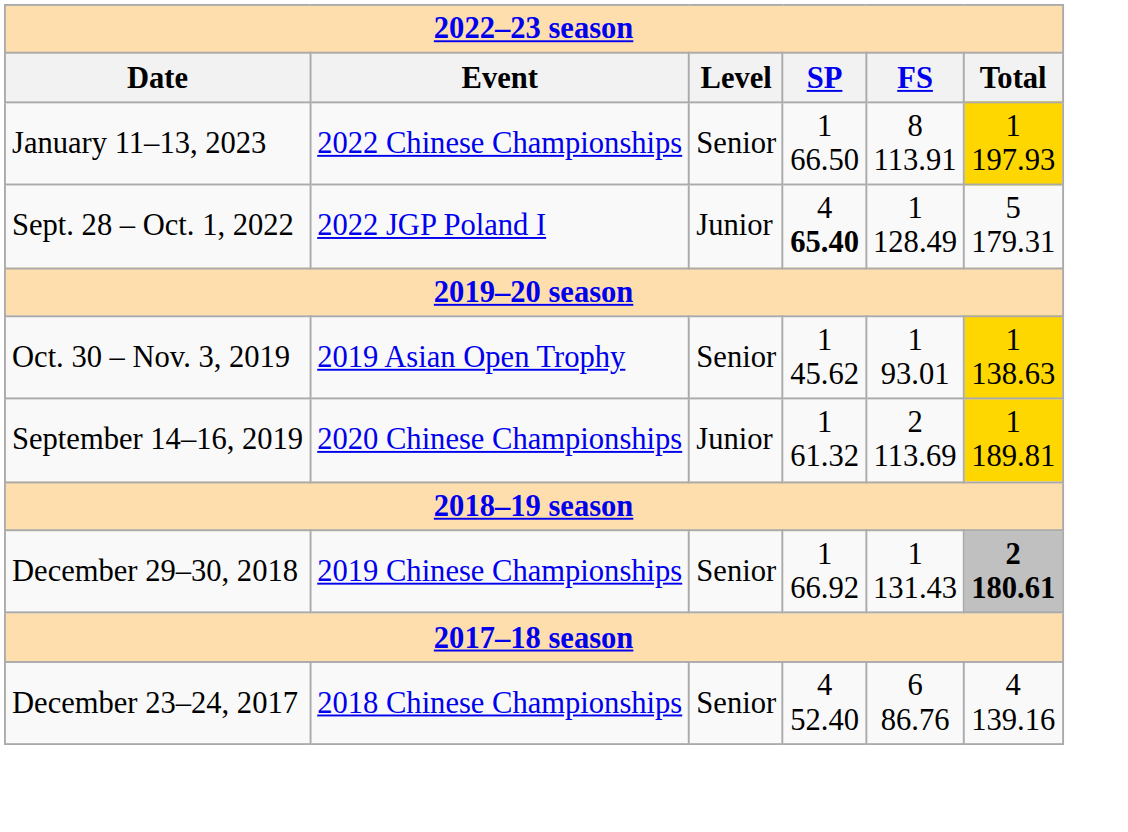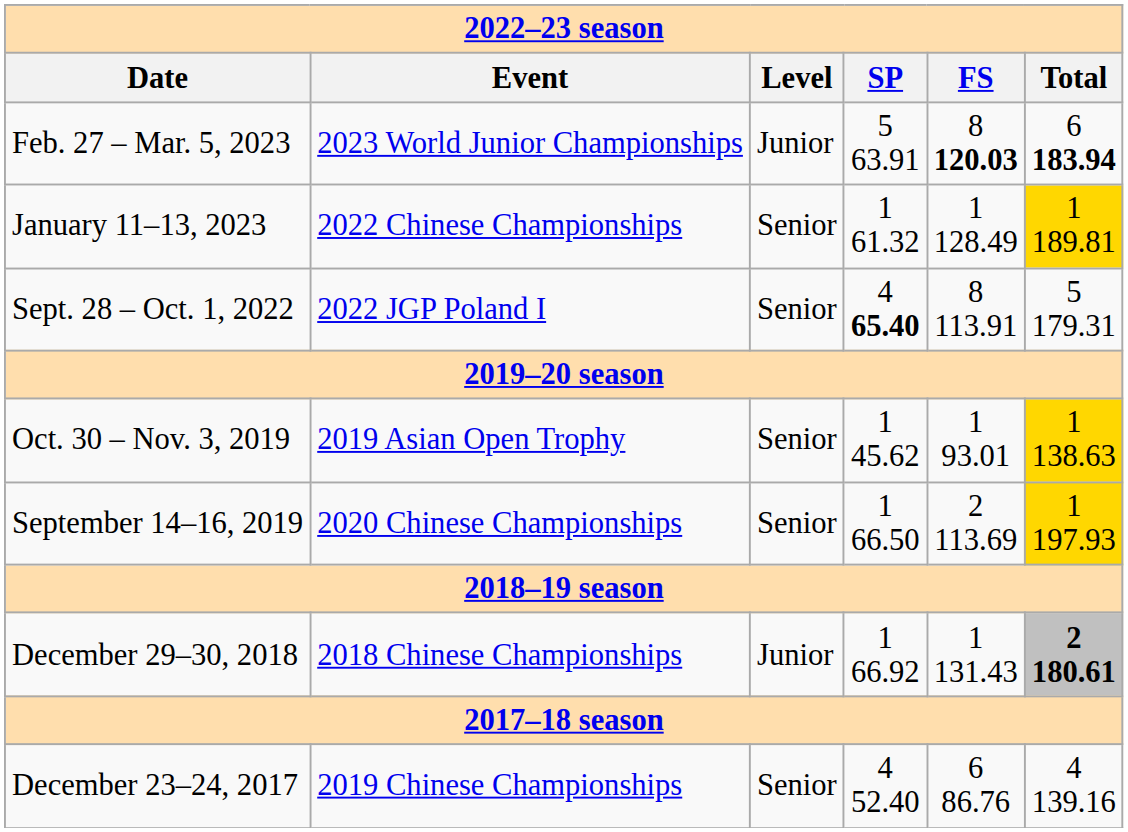+ row: (151, 142)
(825, 142) 1 66.50 -> (885, 225) 1 61.32
(915, 142) 8 113.91 -> (976, 225) 1 128.49
(1013, 142) 1 197.93 -> (1074, 225) 1 189.81
(735, 225) Junior -> (797, 308) Senior
(915, 225) 1 128.49 -> (976, 308) 8 113.91
(735, 439) Junior -> (797, 522) Senior
(825, 439) 1 61.32 -> (885, 522) 1 66.50
(1013, 439) 1 189.81 -> (1074, 522) 1 197.93
(500, 571) 2019 Chinese Championships -> (500, 654) 2018 Chinese Championships
(736, 571) Senior -> (795, 654) Junior
(500, 702) 2018 Chinese Championships -> (500, 785) 2019 Chinese Championships
